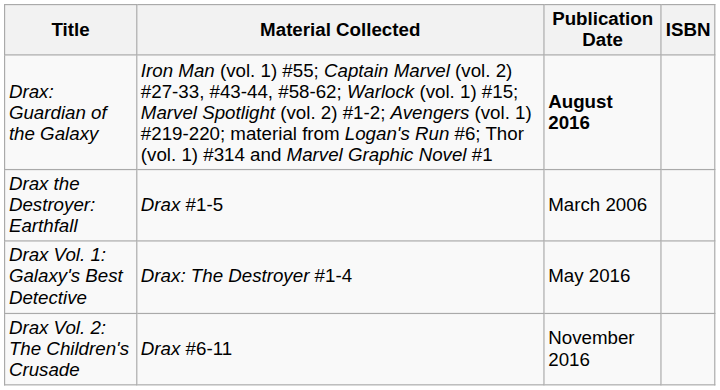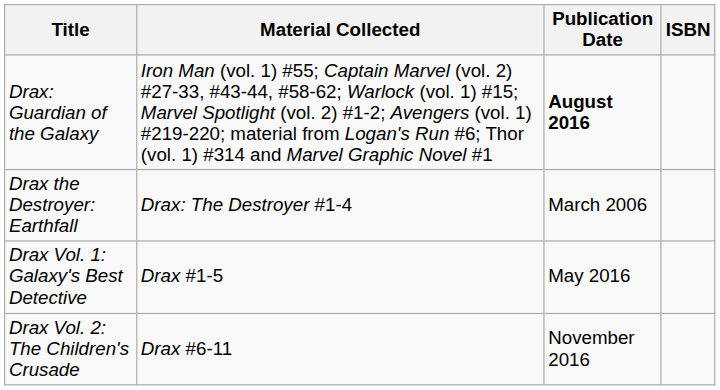(182, 205) Drax #1-5 -> (246, 205) Drax: The Destroyer #1-4
(246, 276) Drax: The Destroyer #1-4 -> (182, 276) Drax #1-5
